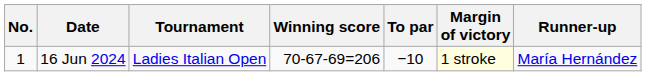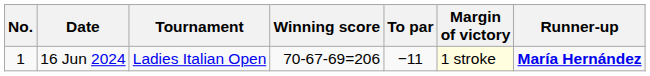(410, 59) −10 -> (410, 59) −11
(577, 59) normal -> (580, 59) bold
